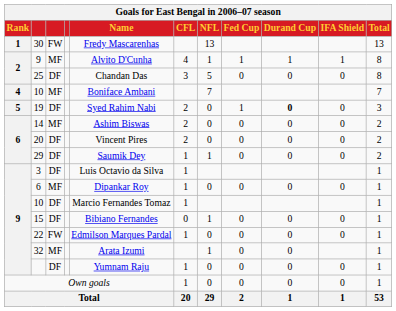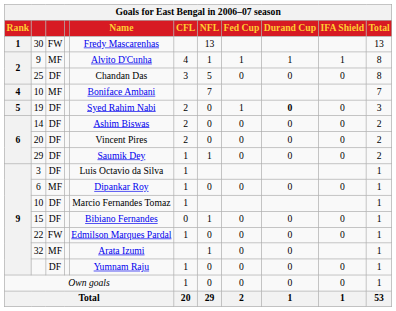(55, 124) MF -> (55, 124) DF
